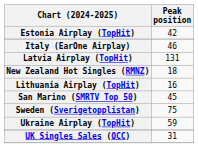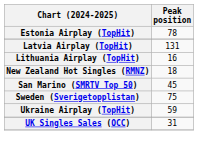(172, 33) 42 -> (172, 33) 78
- row: (78, 46)
rows swapped: (78, 85) <-> (78, 72)
